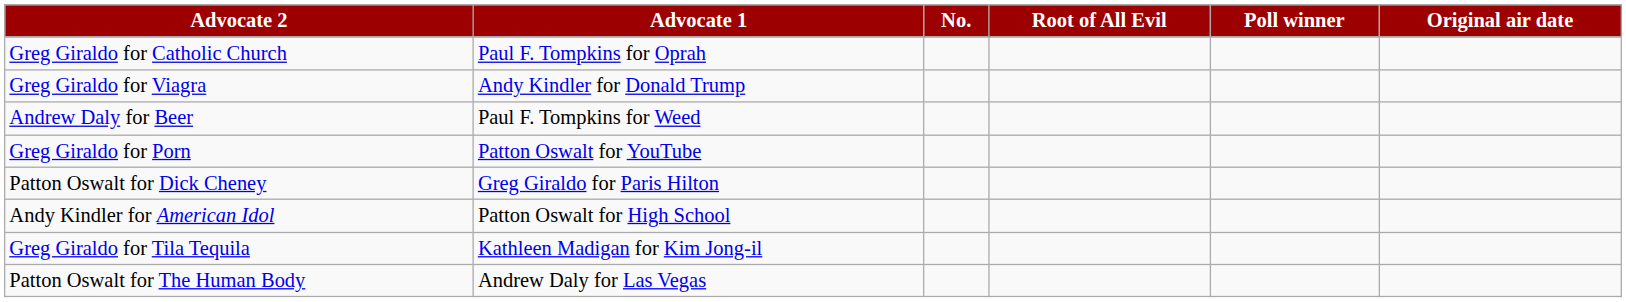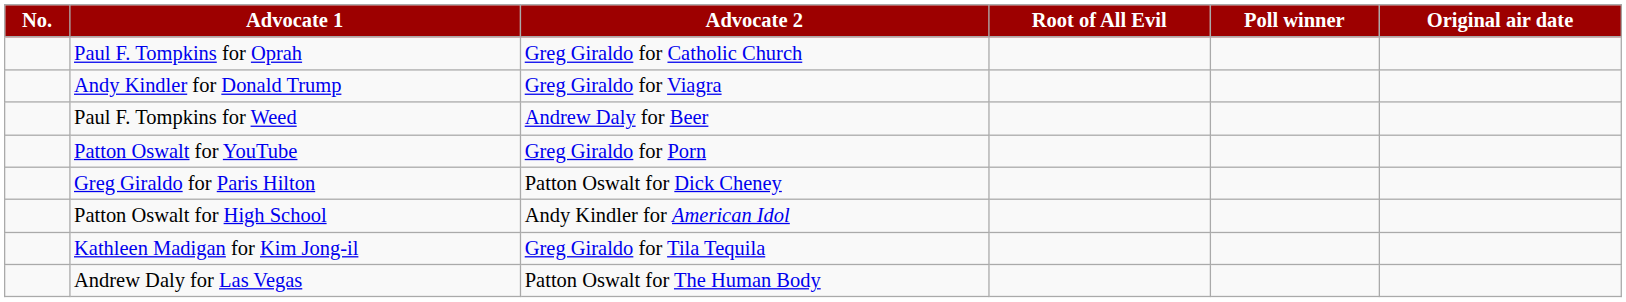columns swapped: (956, 20) <-> (239, 20)
